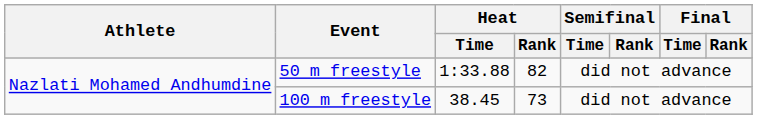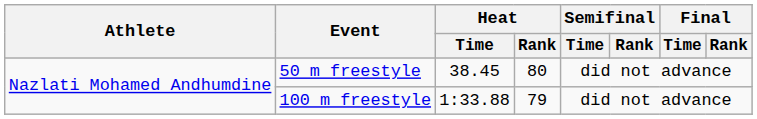(475, 72) 1:33.88 -> (475, 72) 38.45
(537, 72) 82 -> (537, 72) 80
(475, 100) 38.45 -> (475, 100) 1:33.88
(537, 100) 73 -> (537, 100) 79
